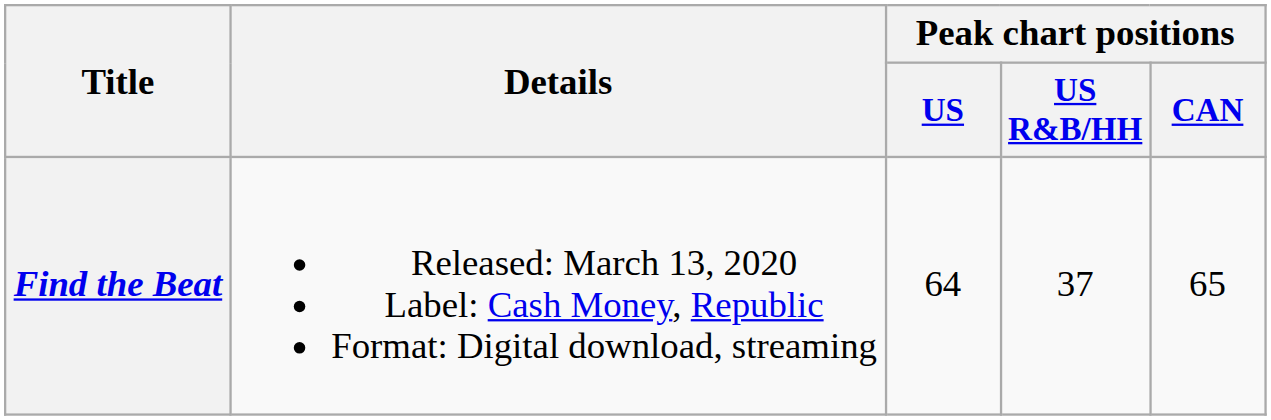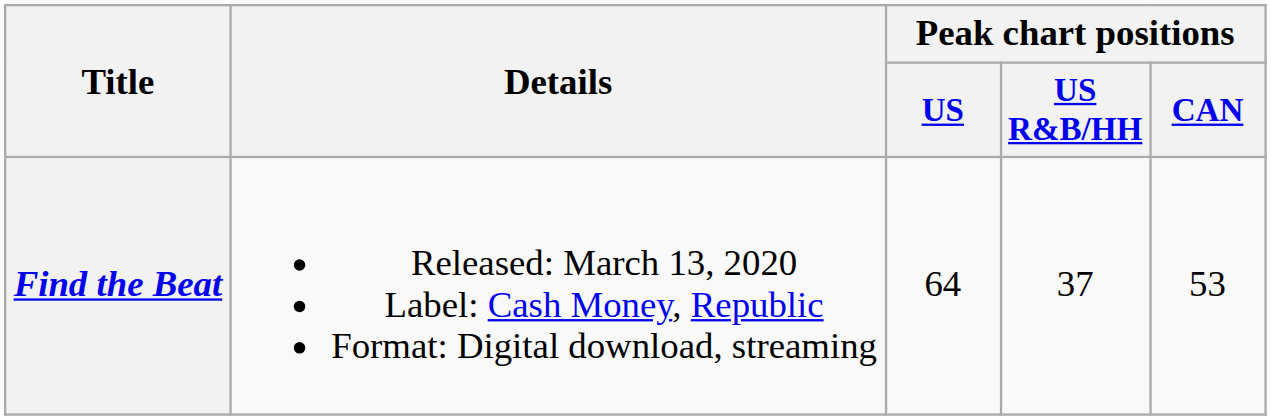(1208, 284) 65 -> (1208, 284) 53
